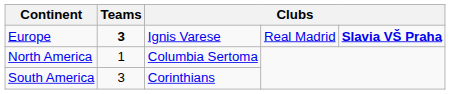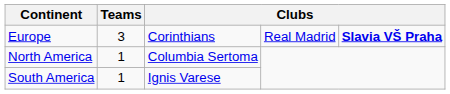(121, 36) bold -> (121, 36) normal
(184, 36) Ignis Varese -> (181, 36) Corinthians
(121, 78) 3 -> (121, 78) 1
(181, 78) Corinthians -> (184, 78) Ignis Varese
